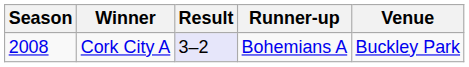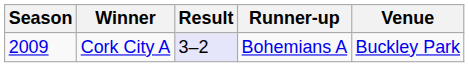(29, 47) 2008 -> (29, 47) 2009
